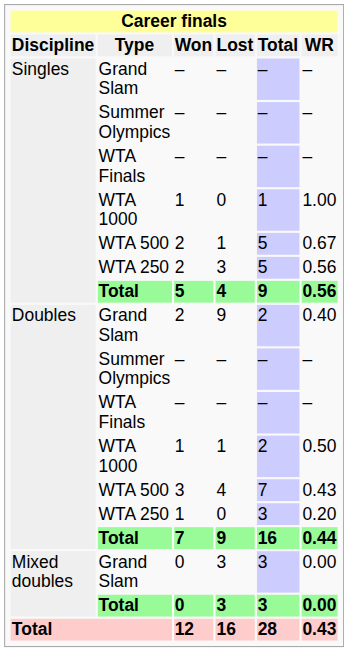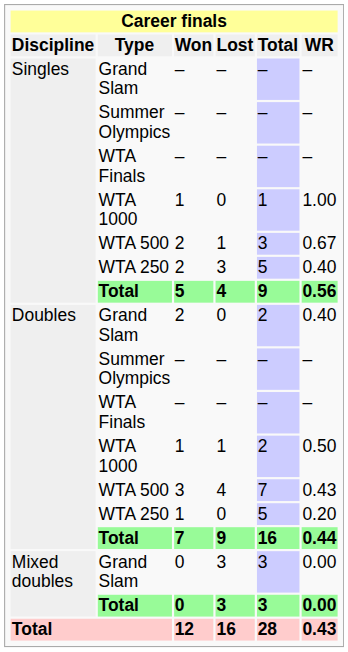(263, 243) 5 -> (263, 243) 3
(319, 267) 0.56 -> (319, 267) 0.40
(221, 315) 9 -> (221, 315) 0
(263, 514) 3 -> (263, 514) 5
